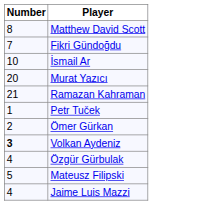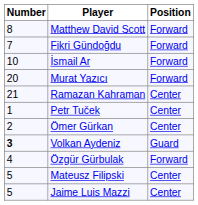+ column: (170, 13)
(10, 192) 4 -> (10, 192) 5
